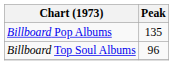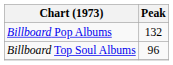(153, 32) 135 -> (153, 32) 132
